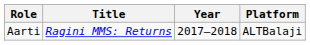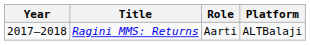columns swapped: (207, 13) <-> (24, 13)
